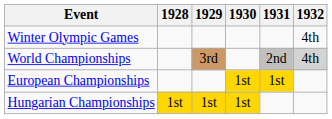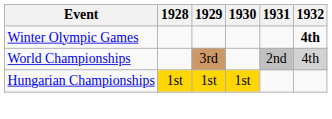(310, 37) normal -> (310, 37) bold
- row: (78, 80)
